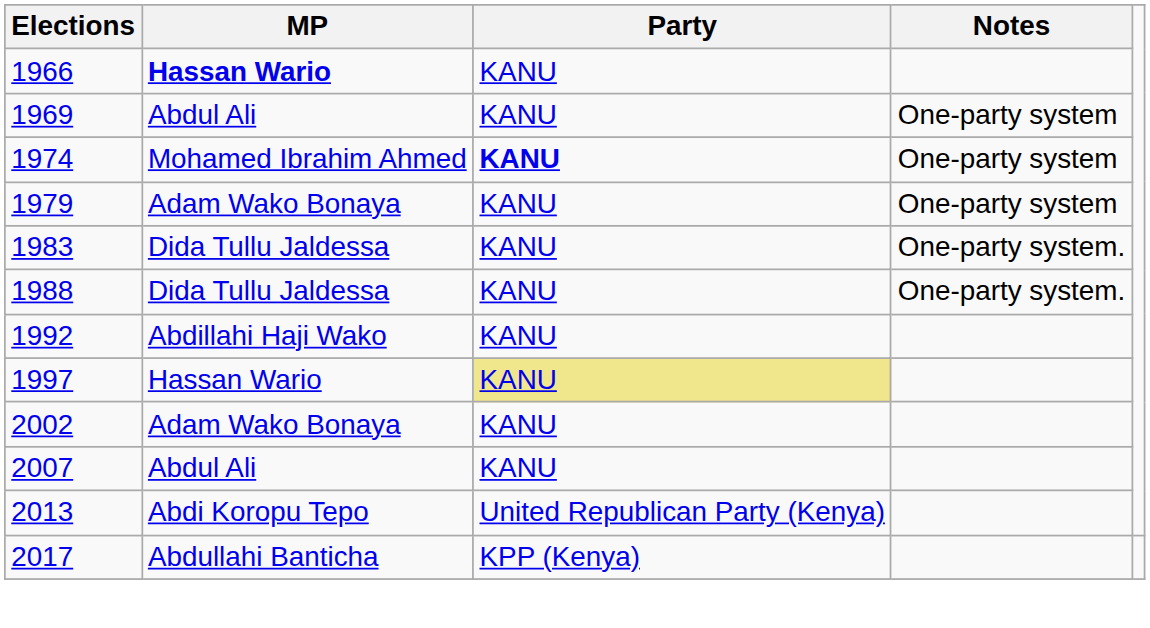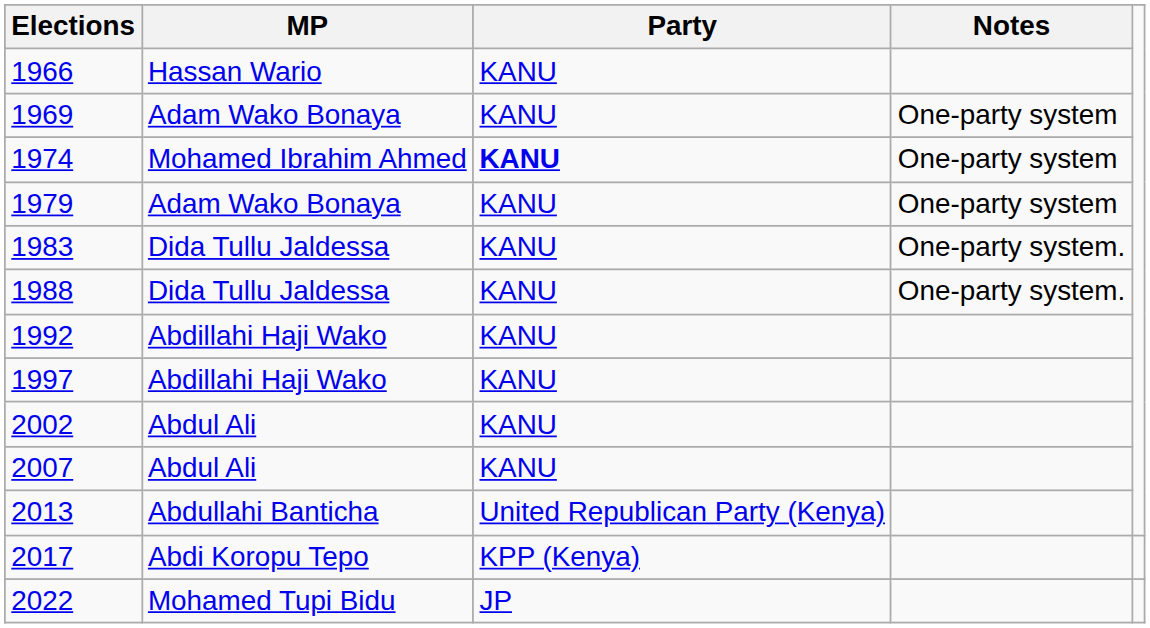(239, 70) bold -> (235, 70) normal
(202, 114) Abdul Ali -> (274, 114) Adam Wako Bonaya
(235, 379) Hassan Wario -> (267, 379) Abdillahi Haji Wako
(518, 379) khaki background -> (518, 379) no background
(274, 423) Adam Wako Bonaya -> (202, 423) Abdul Ali
(258, 512) Abdi Koropu Tepo -> (263, 512) Abdullahi Banticha
(263, 556) Abdullahi Banticha -> (258, 556) Abdi Koropu Tepo
+ row: (42, 600)
